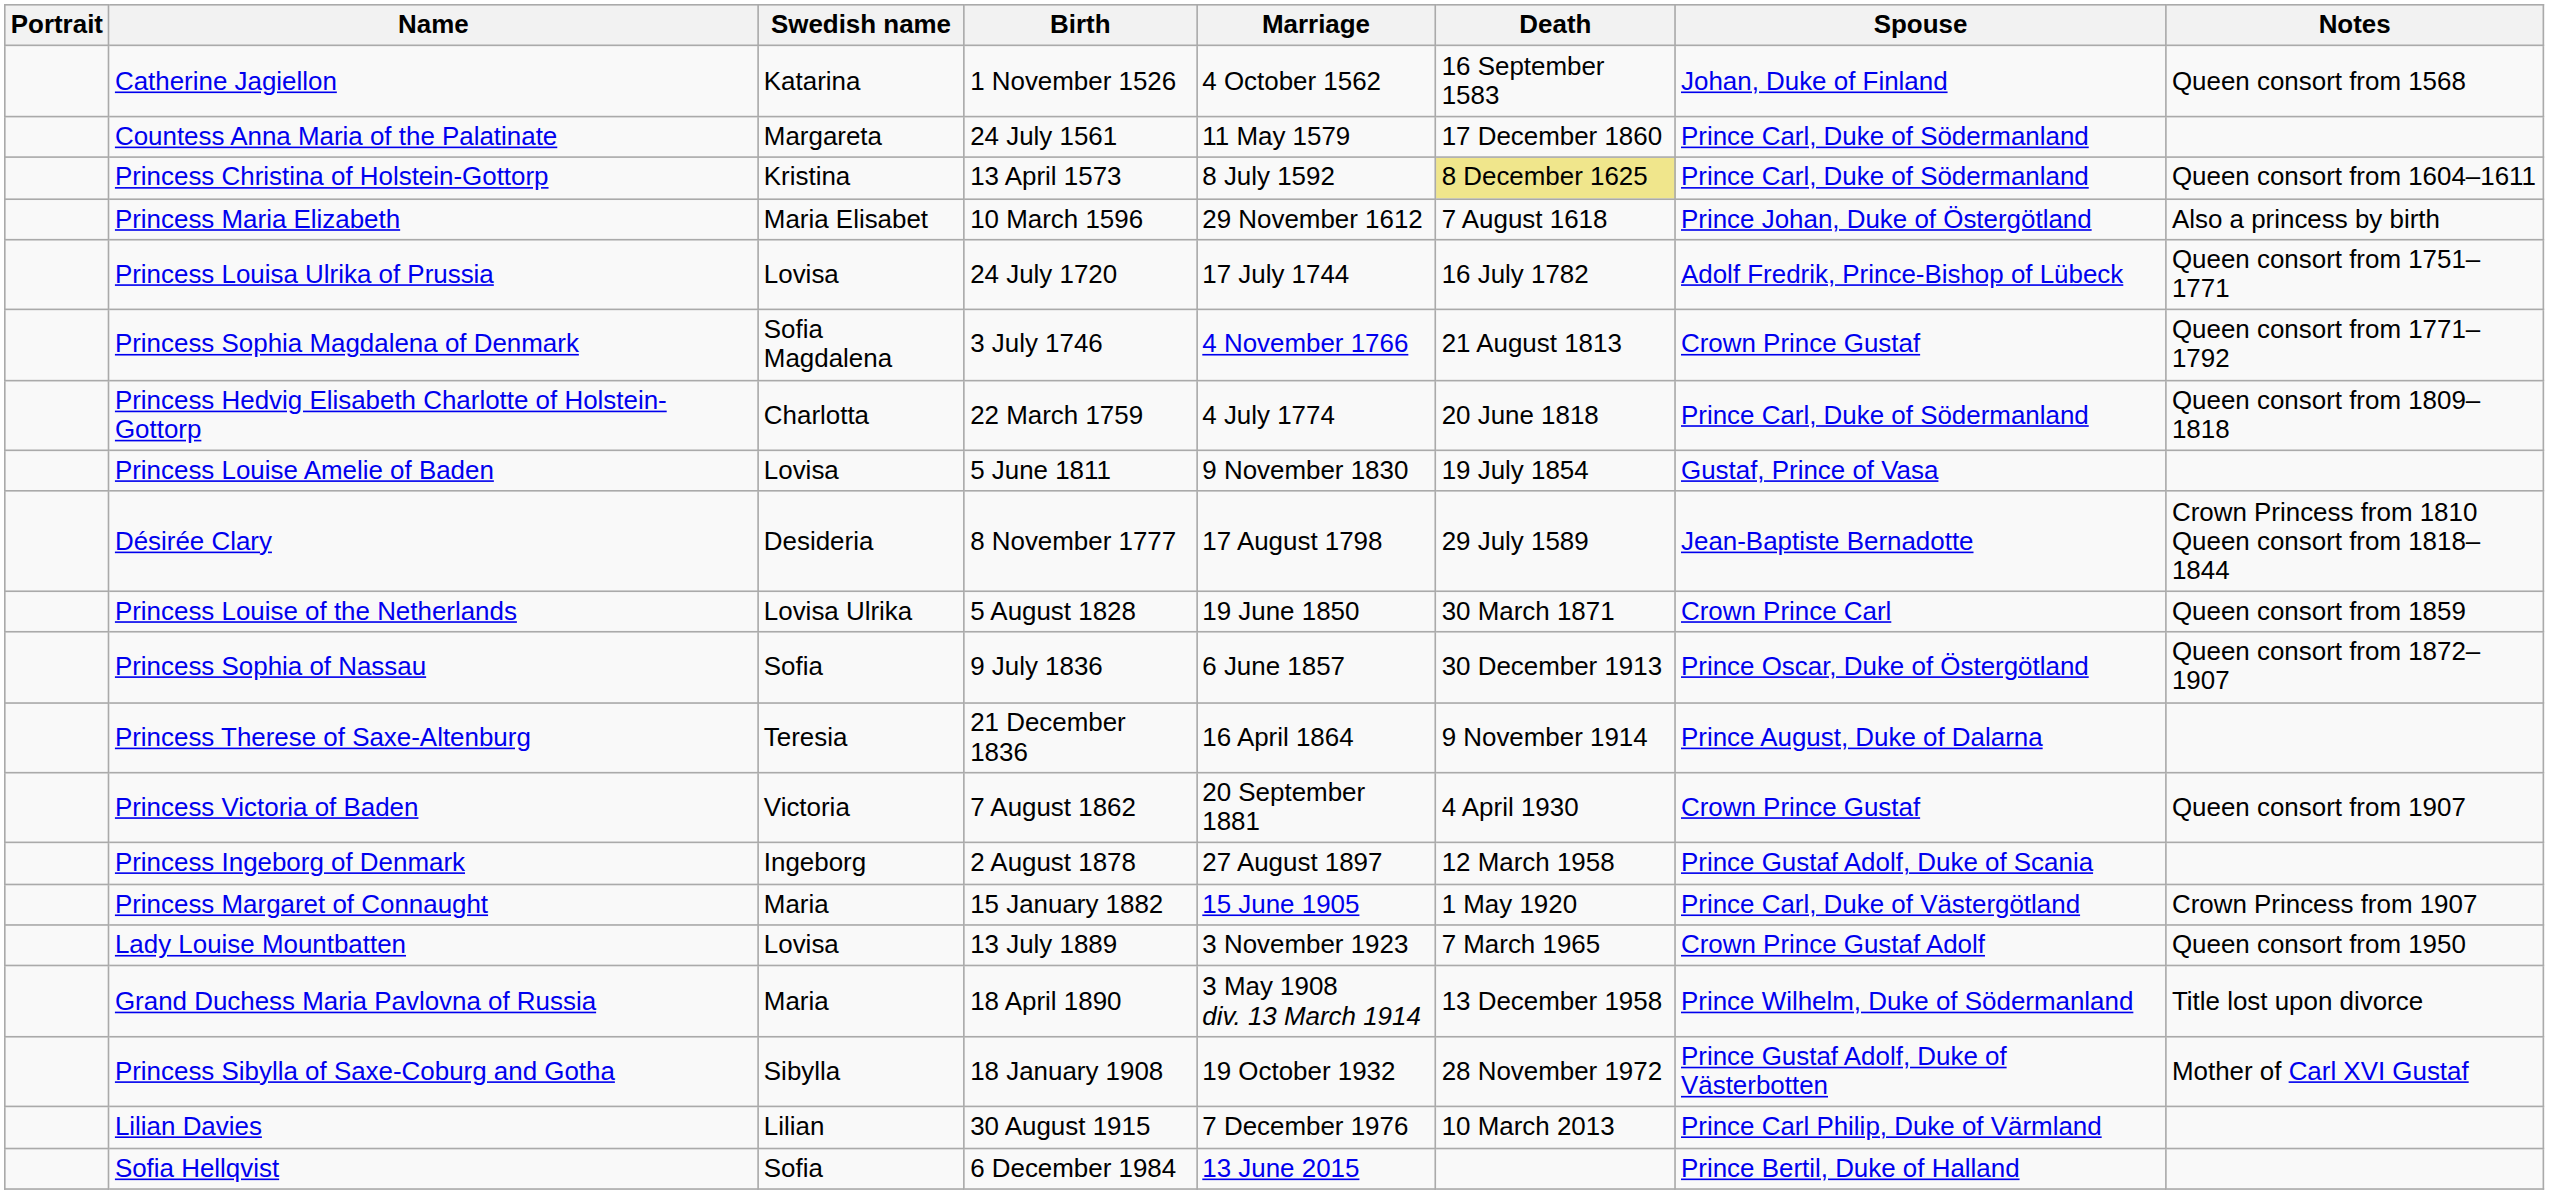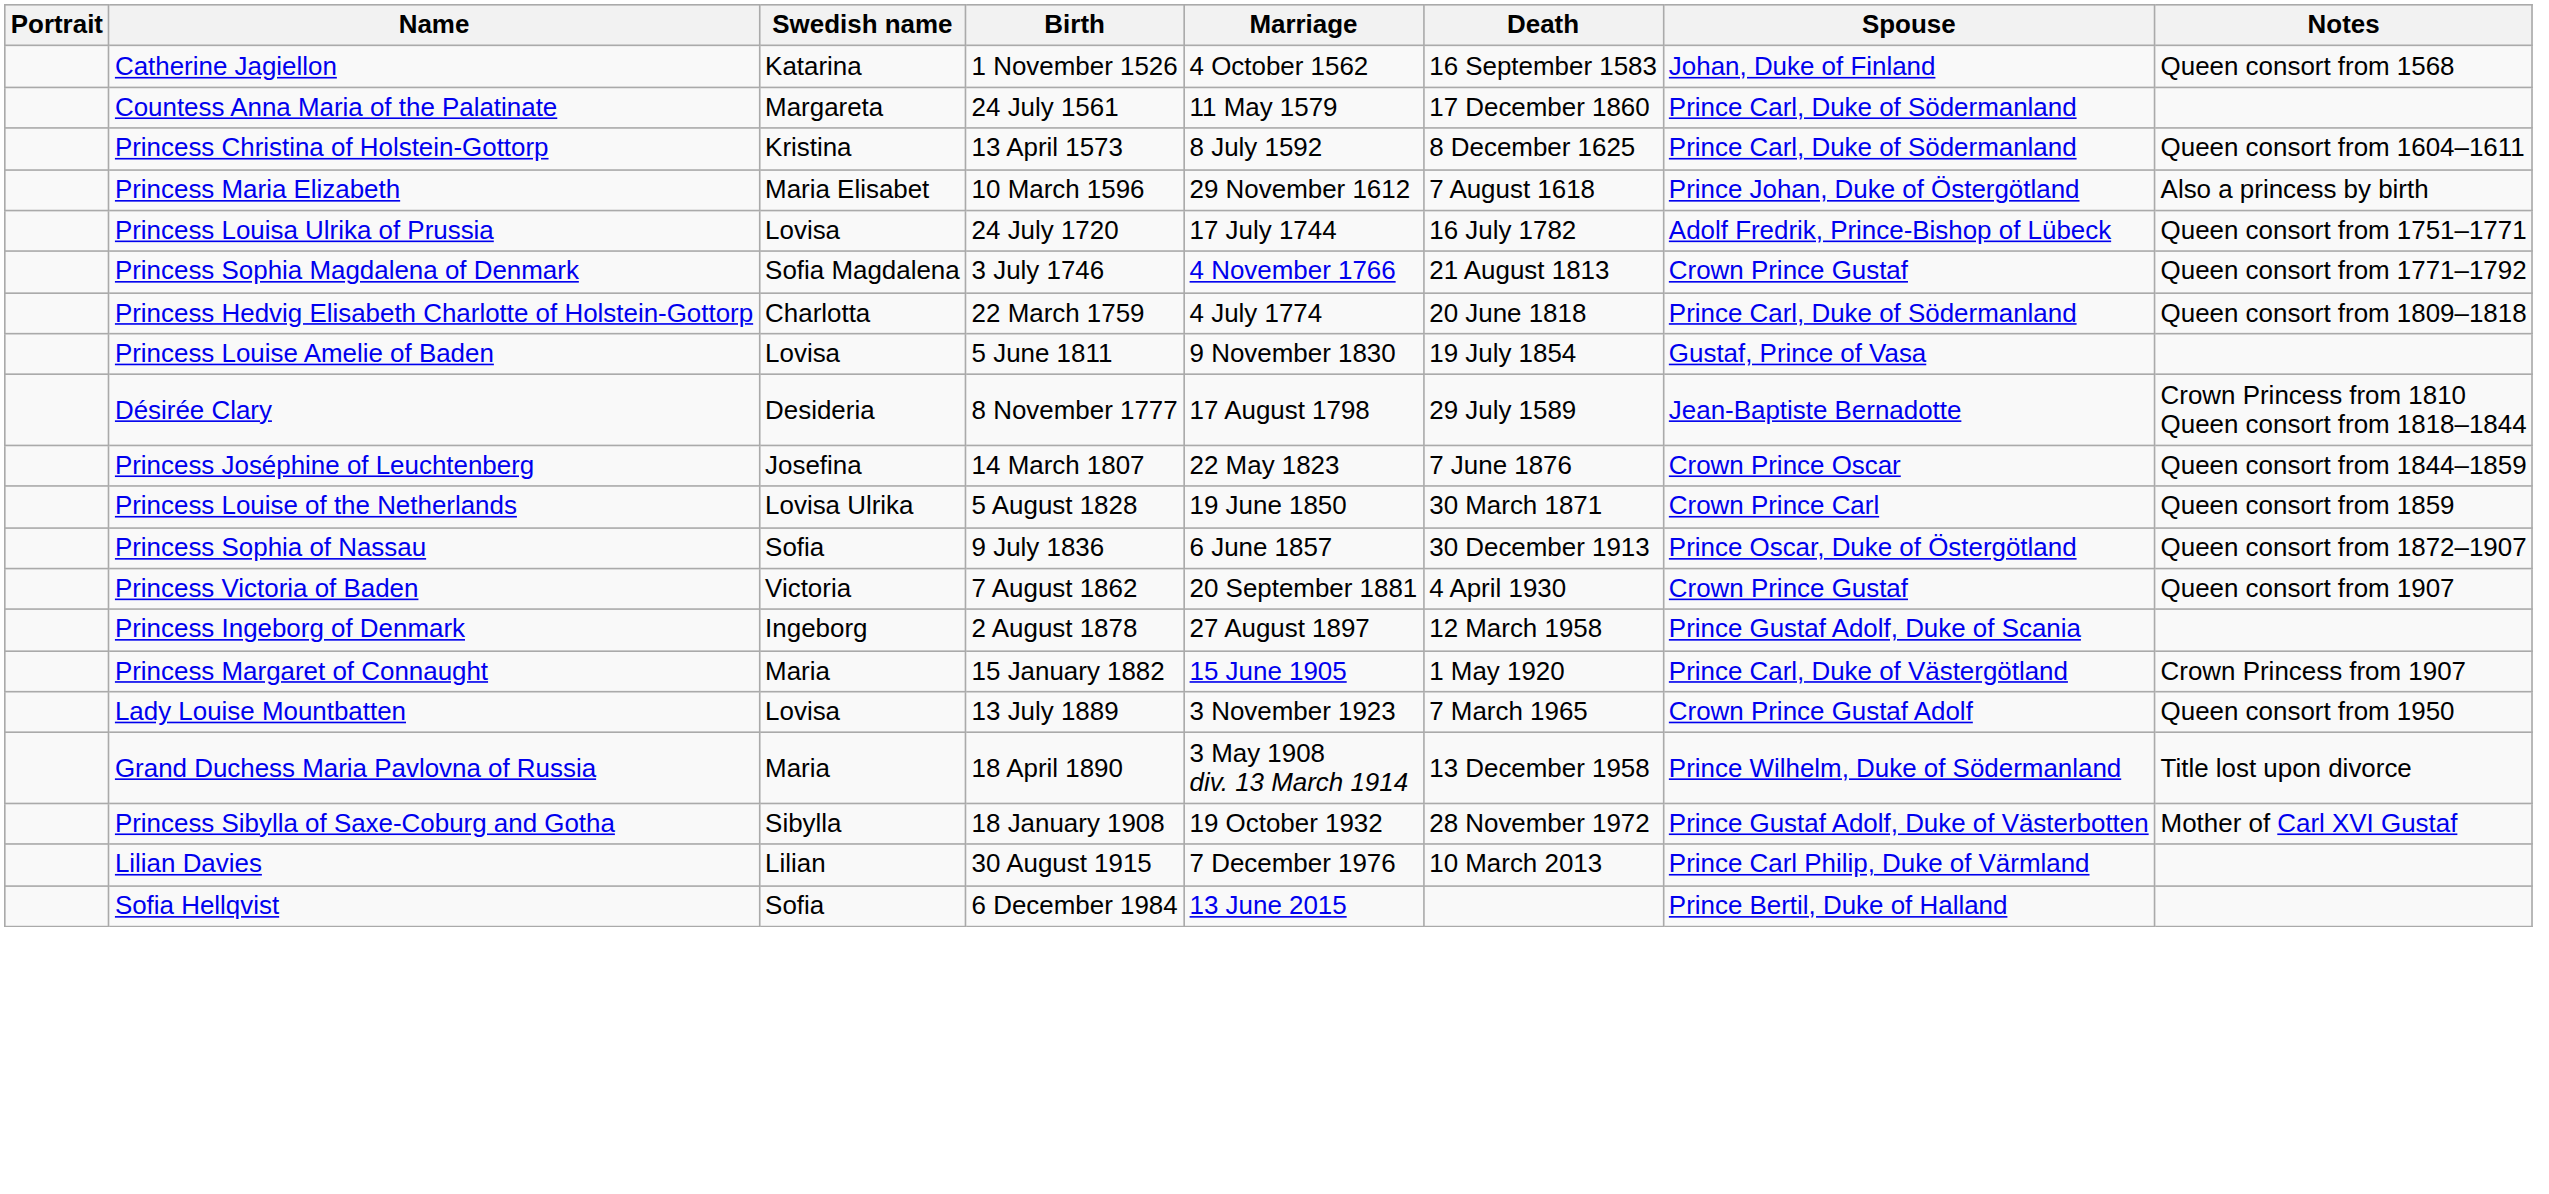(1545, 177) khaki background -> (1532, 148) no background
+ row: (325, 465)
- row: (323, 737)
